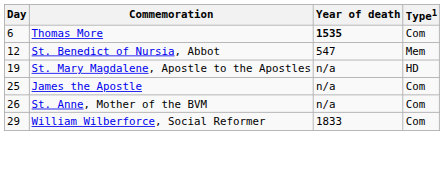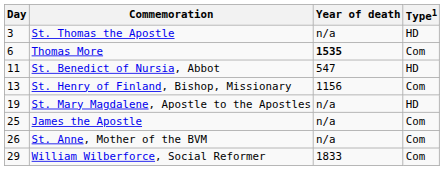+ row: (103, 34)
(13, 51) 12 -> (13, 69) 11
(415, 51) Mem -> (412, 69) HD
+ row: (162, 86)
